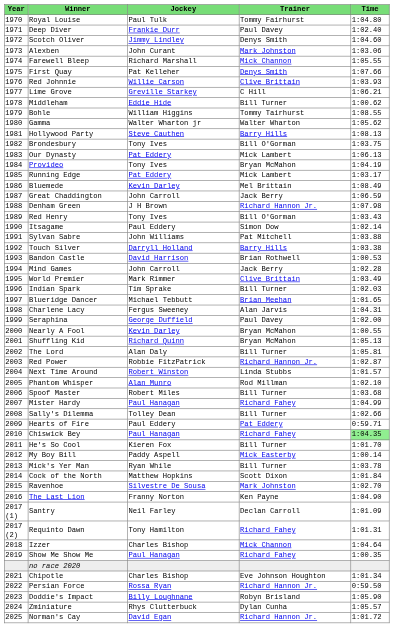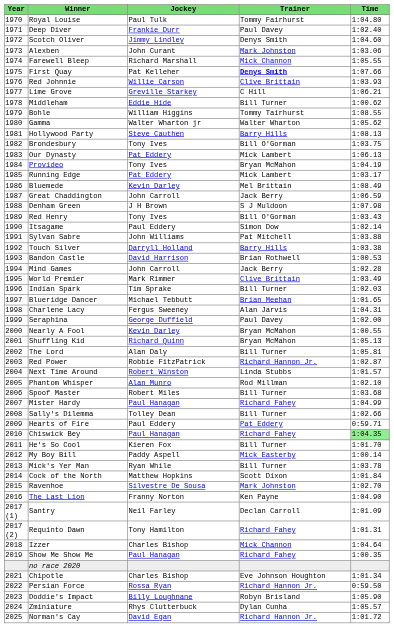(264, 72) normal -> (264, 72) bold
(279, 207) Richard Hannon Jr. -> (264, 207) S J Muldoon
